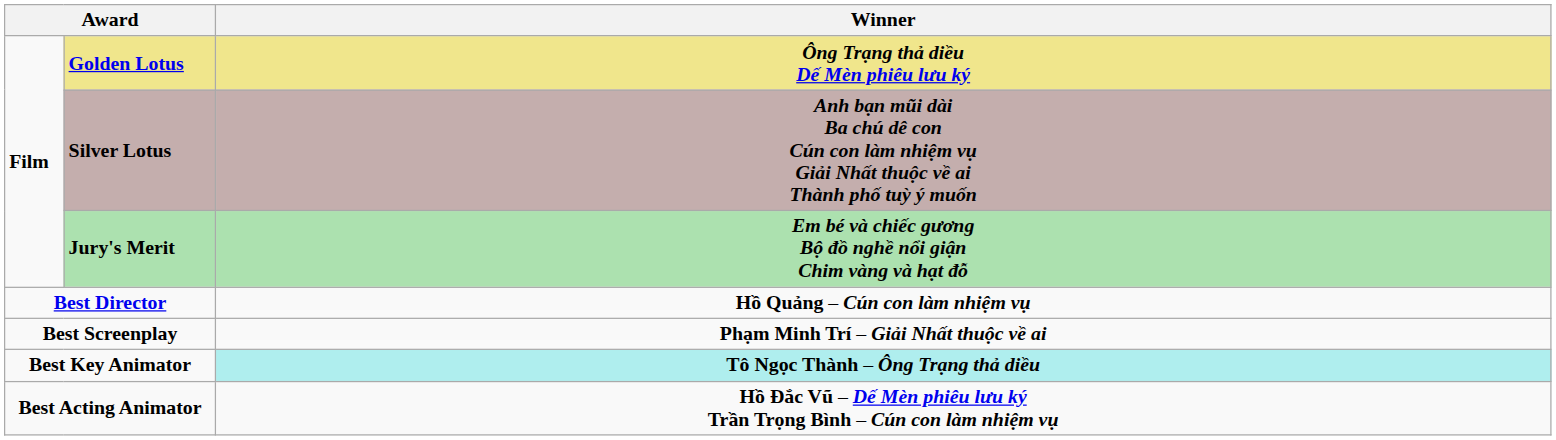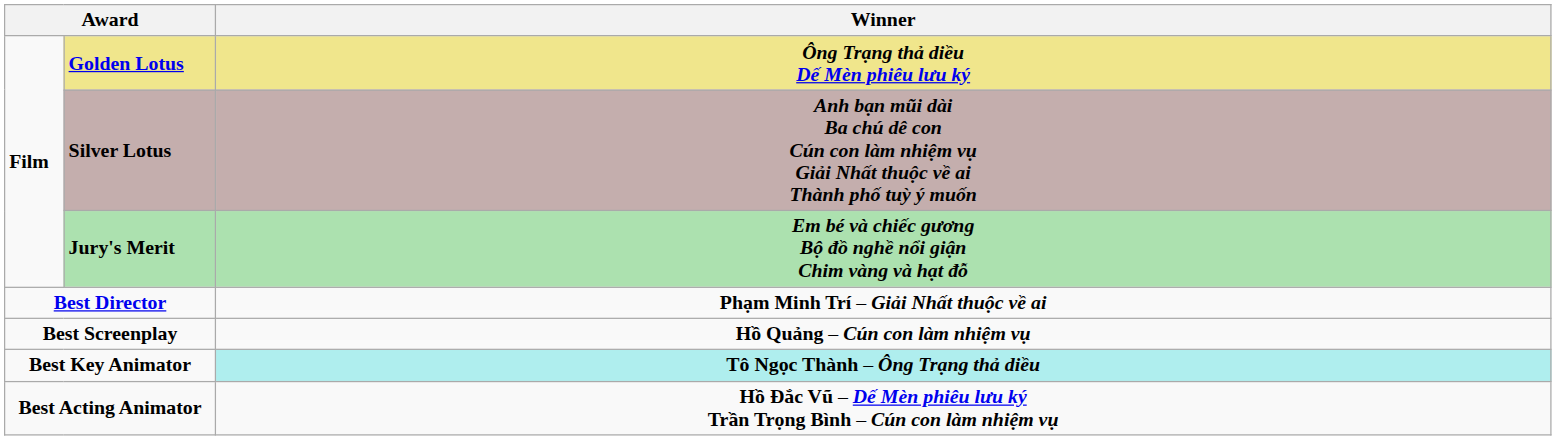(883, 302) Hồ Quảng – Cún con làm nhiệm vụ -> (883, 302) Phạm Minh Trí – Giải Nhất thuộc về ai
(883, 333) Phạm Minh Trí – Giải Nhất thuộc về ai -> (883, 333) Hồ Quảng – Cún con làm nhiệm vụ
